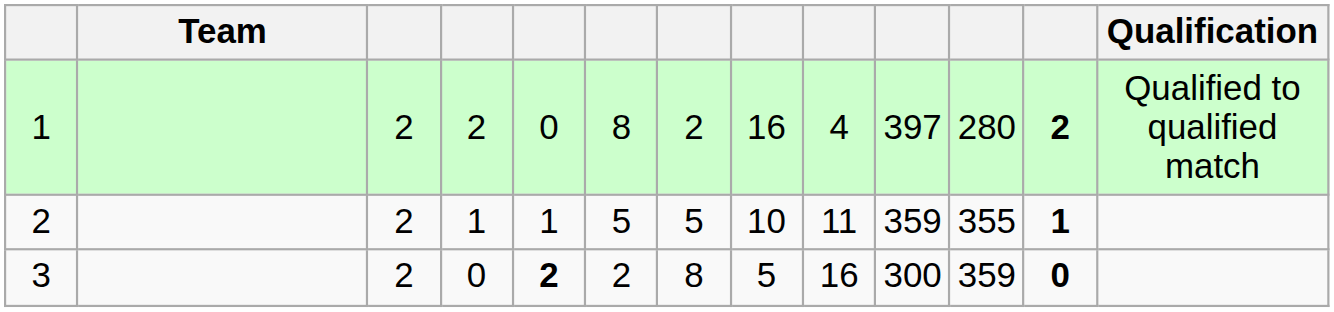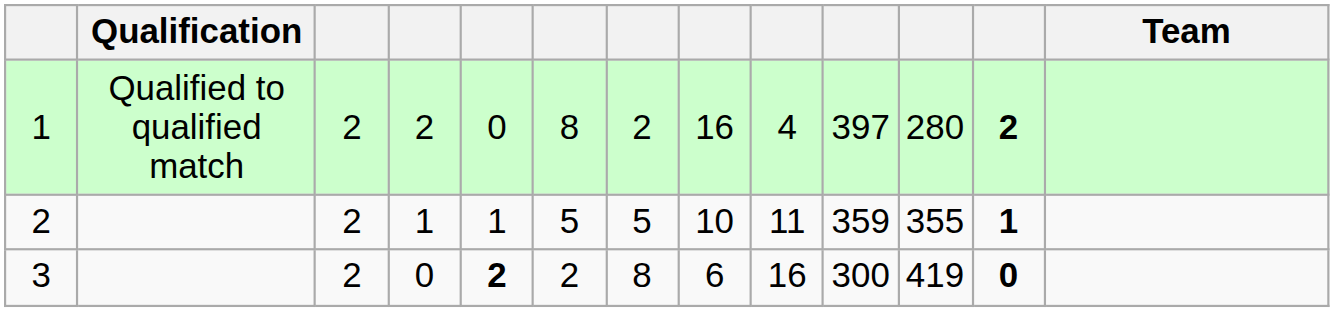columns swapped: (223, 32) <-> (1212, 32)
(767, 276) 5 -> (715, 276) 6
(987, 276) 359 -> (935, 276) 419
